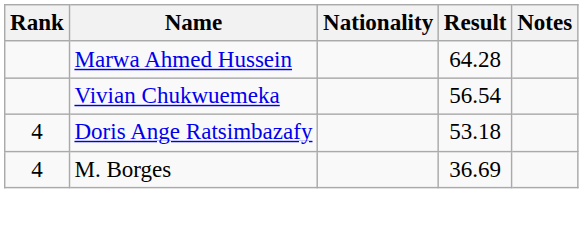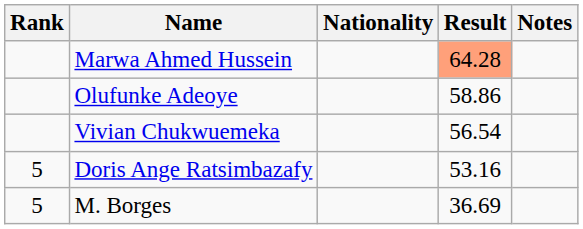(475, 59) no background -> (475, 59) lightsalmon background
+ row: (156, 95)
(37, 132) 4 -> (37, 168) 5
(475, 132) 53.18 -> (475, 168) 53.16
(37, 168) 4 -> (37, 205) 5
